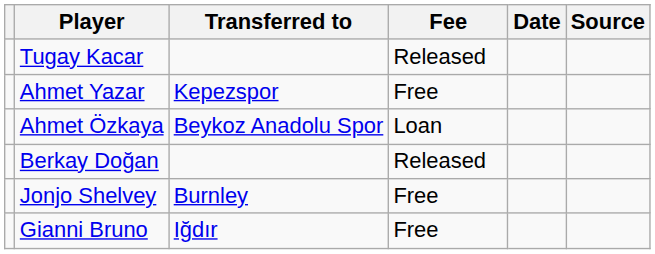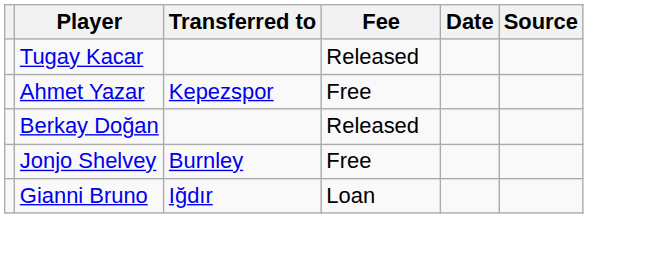- row: (92, 126)
(416, 230) Free -> (351, 195) Loan
